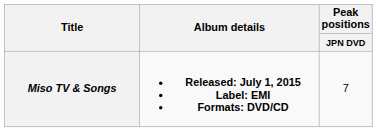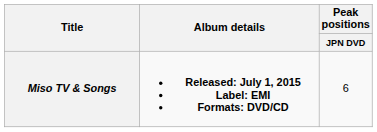(346, 89) 7 -> (346, 89) 6
